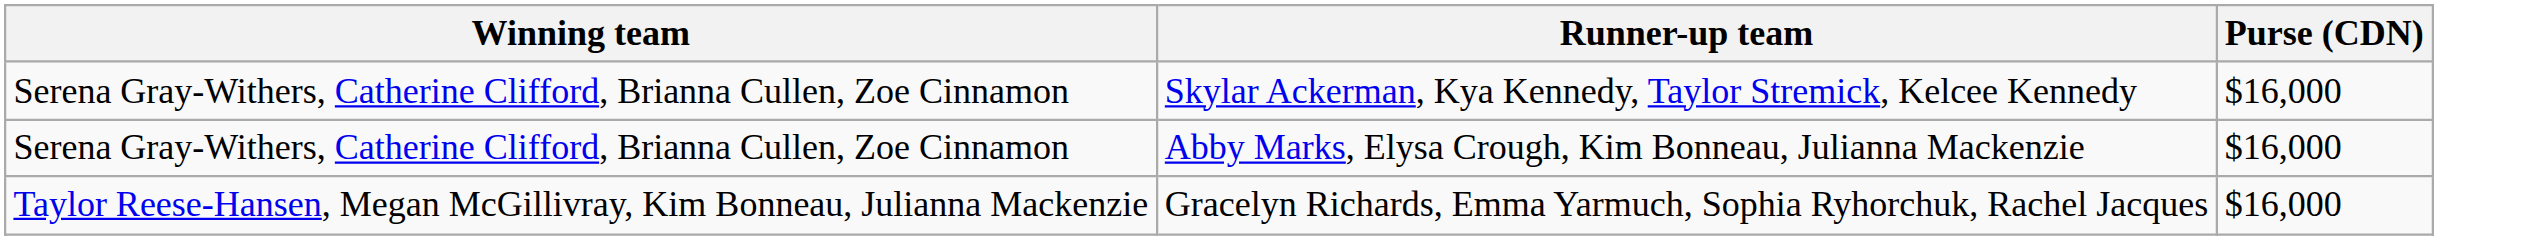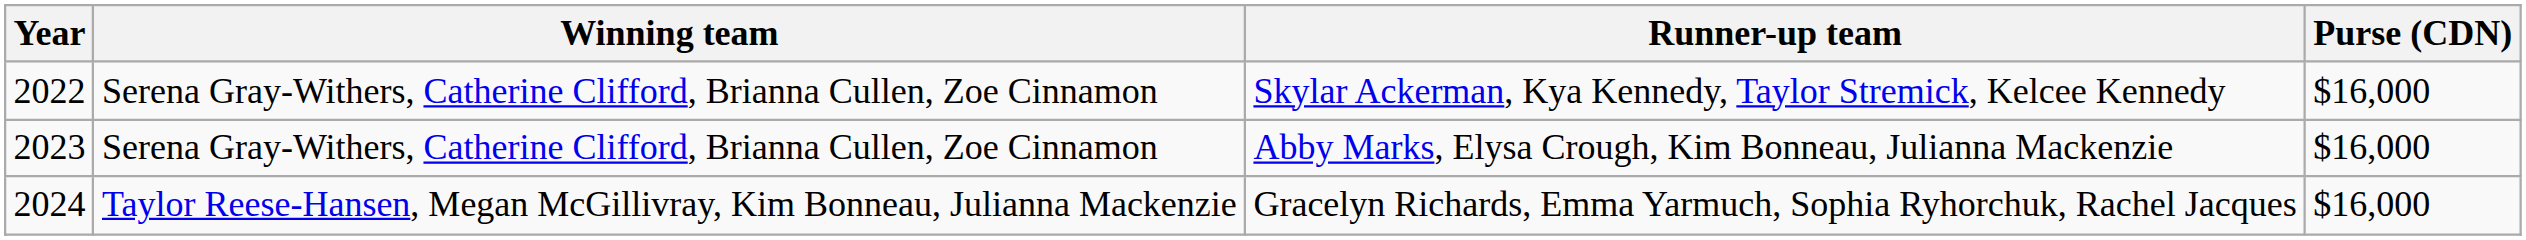+ column: (49, 33)
